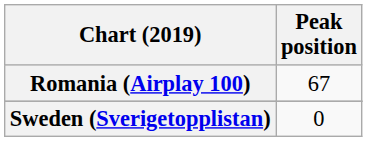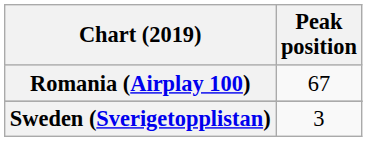(319, 118) 0 -> (319, 118) 3
